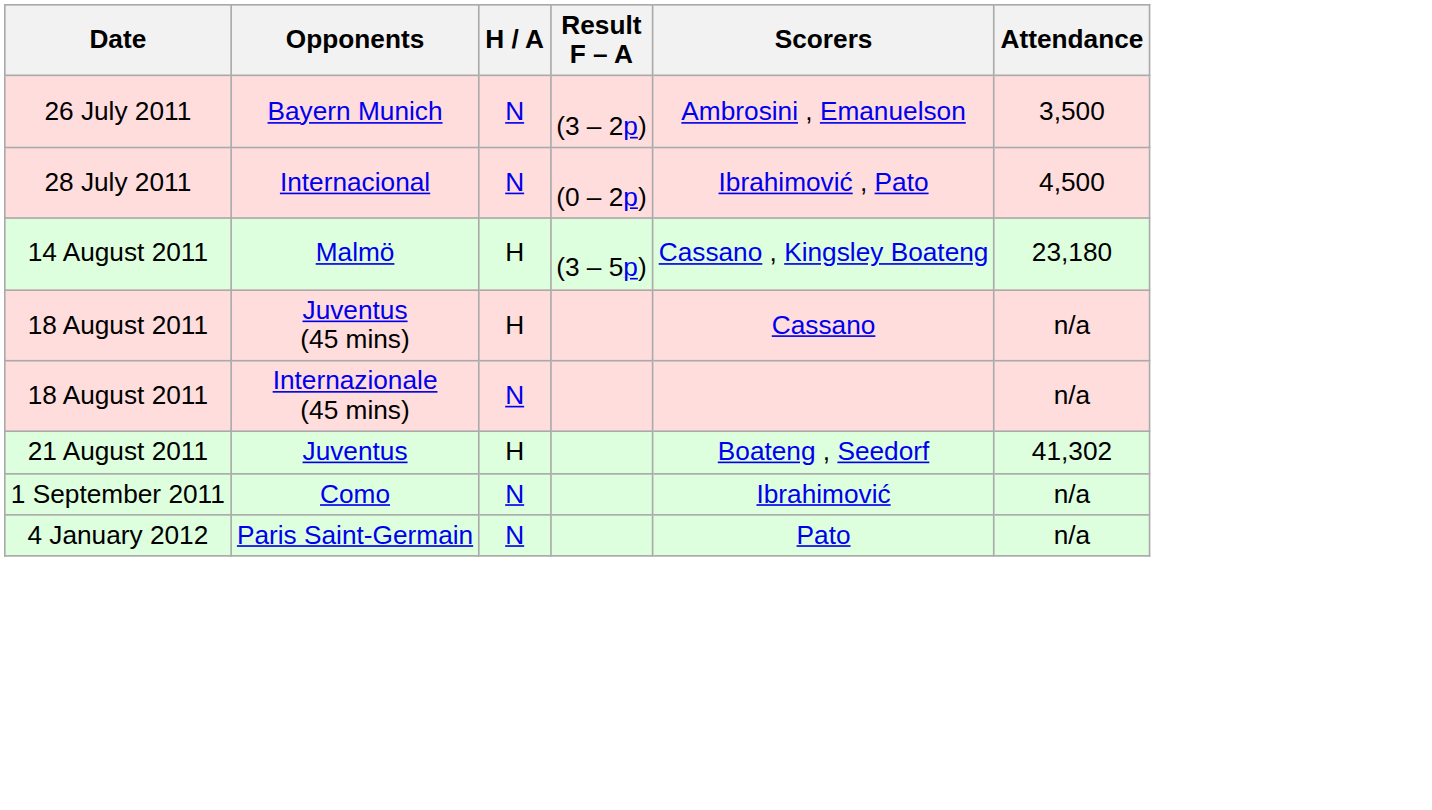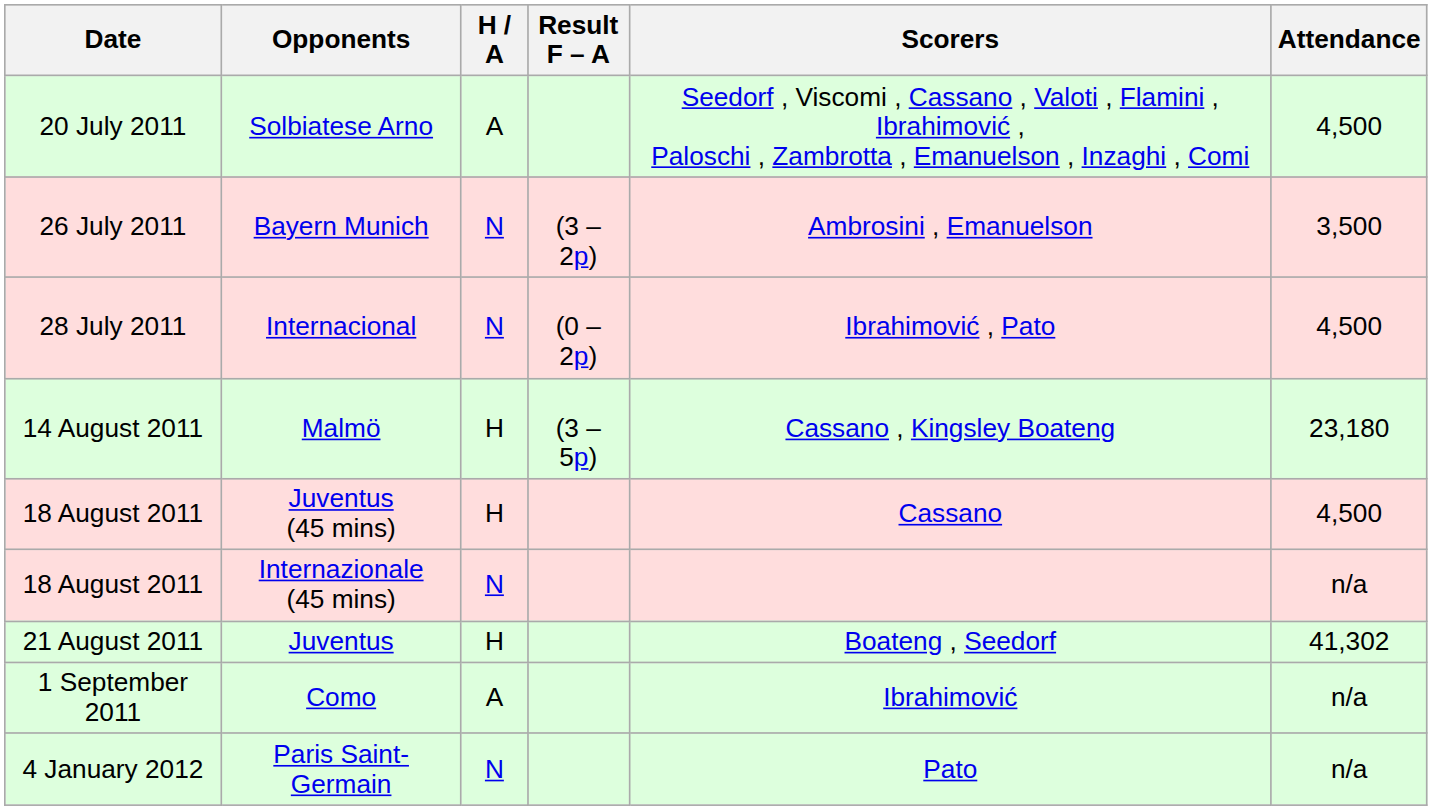+ row: (341, 125)
(1072, 324) n/a -> (1349, 513) 4,500
(515, 493) N -> (494, 697) A
